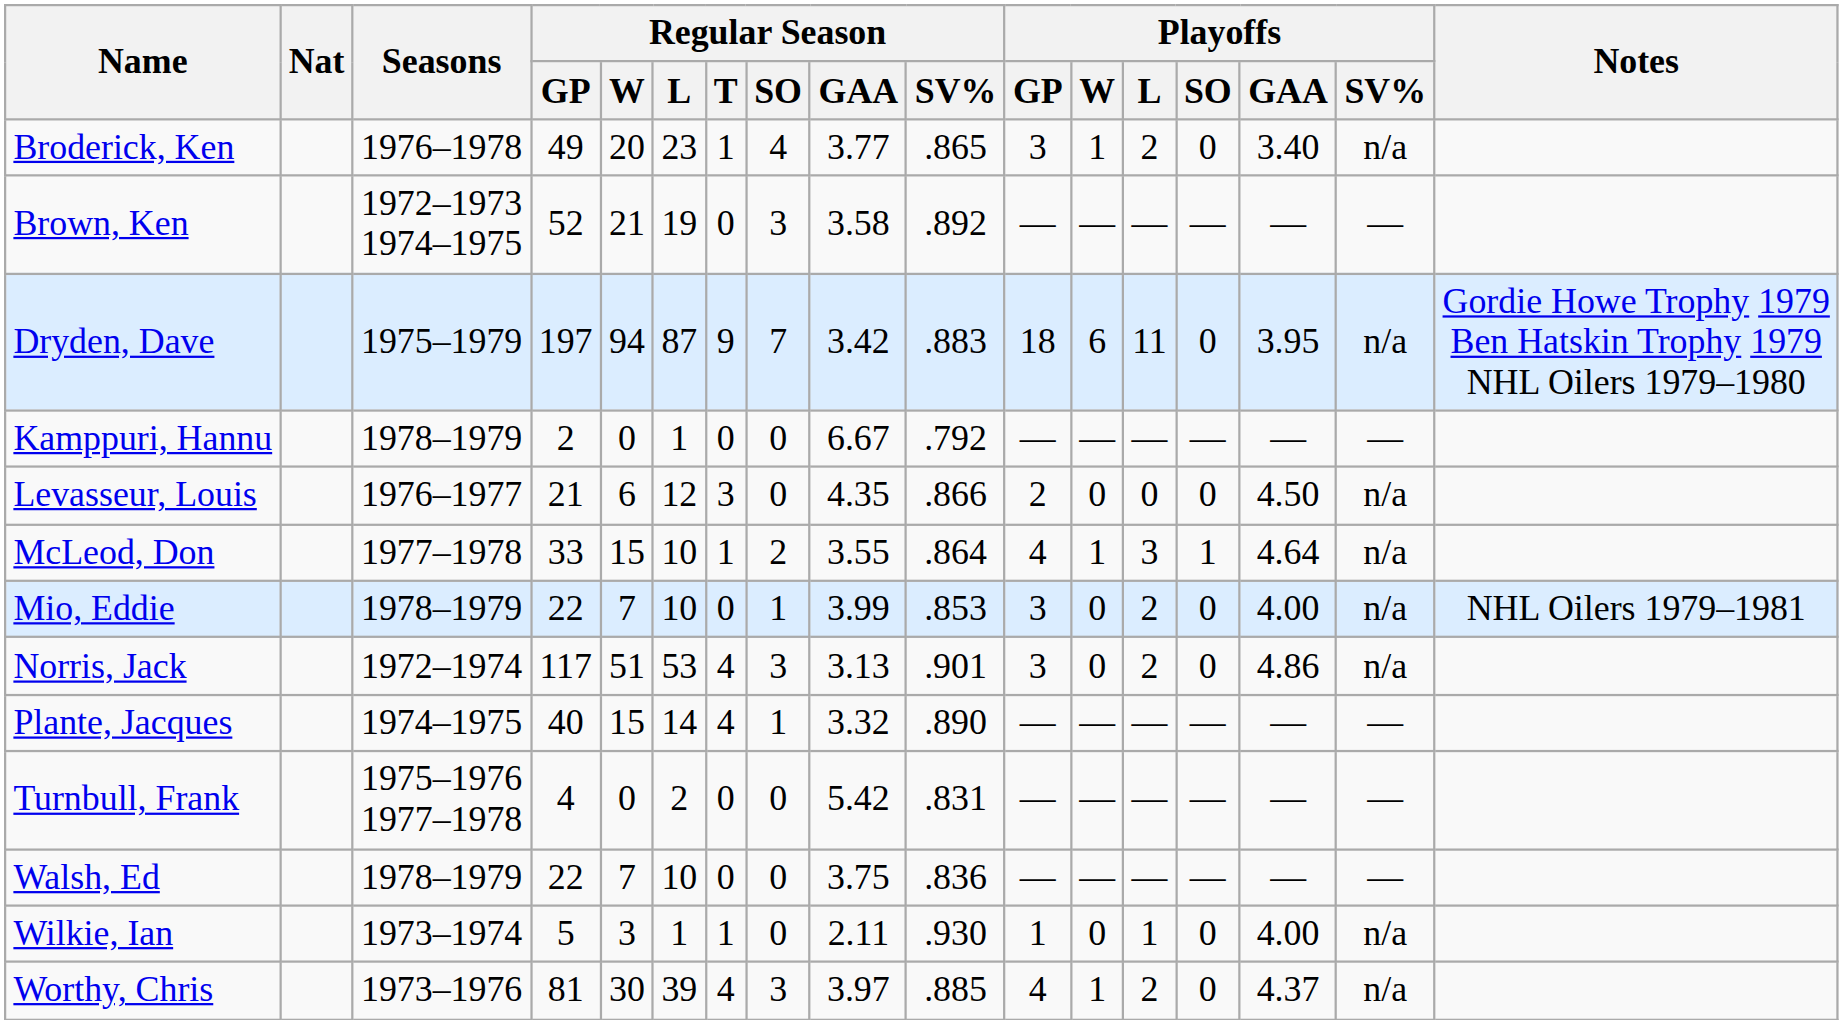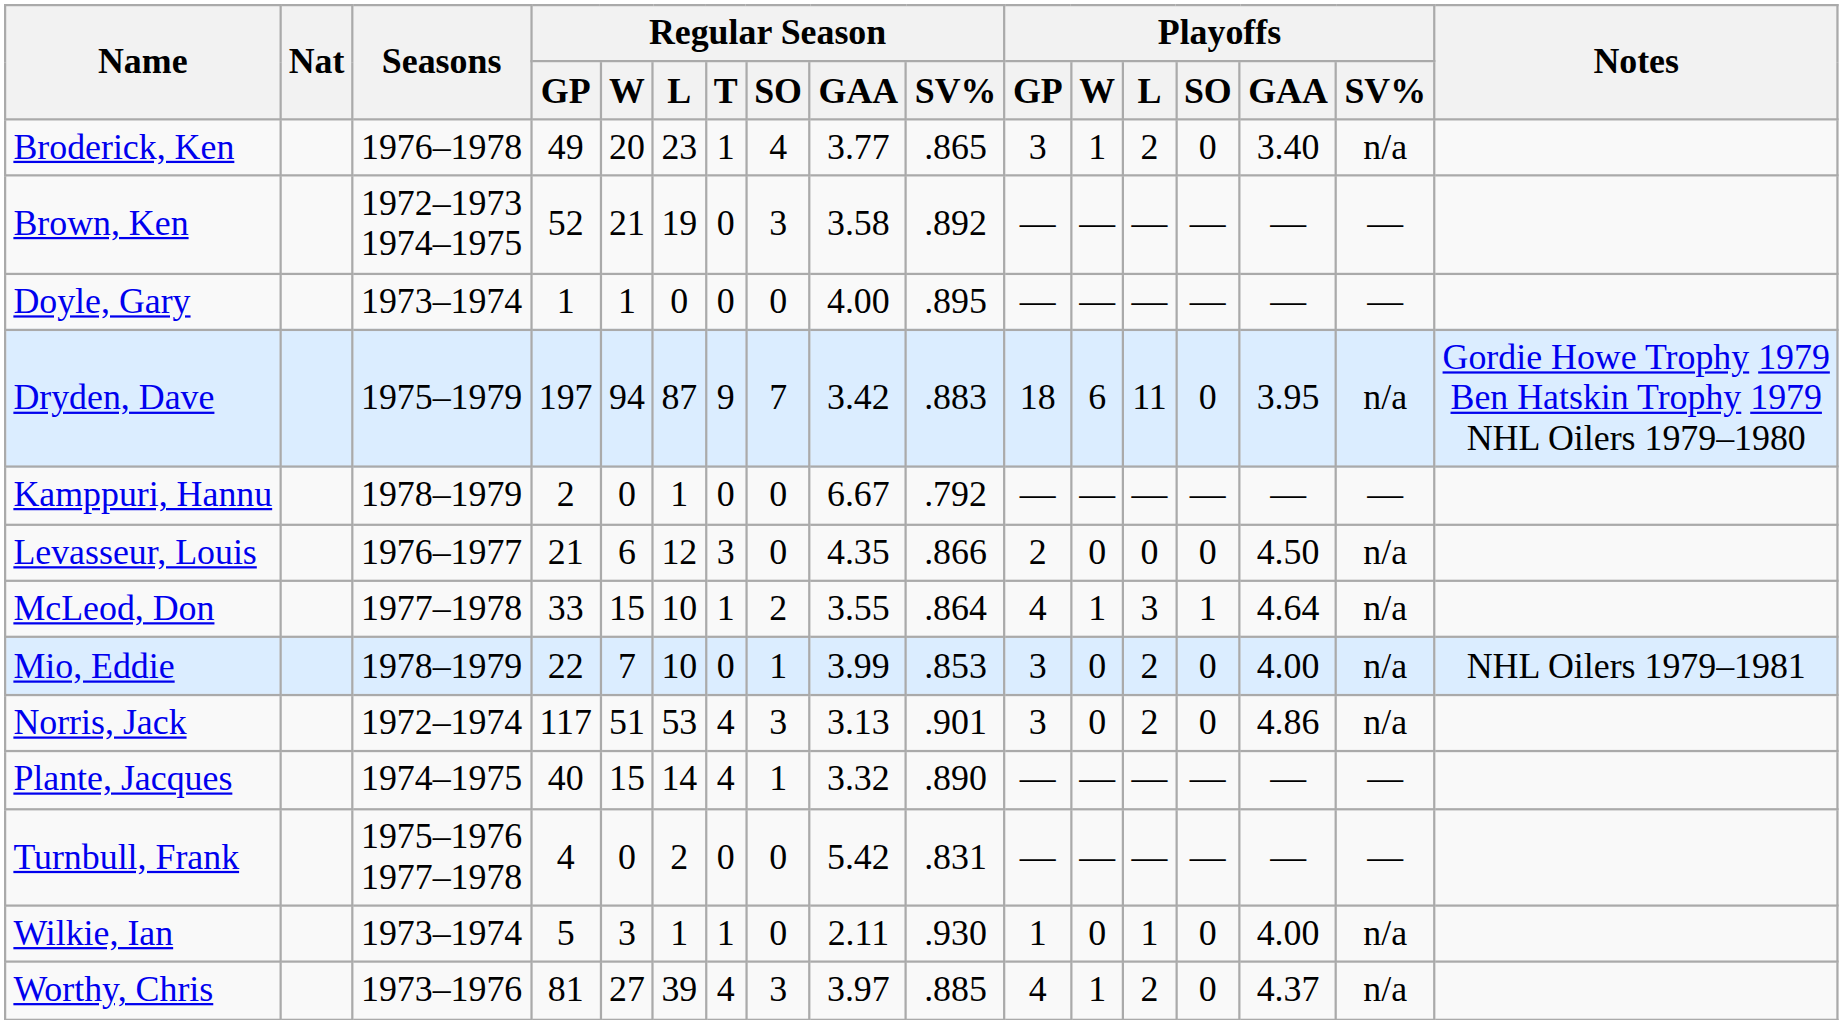+ row: (102, 300)
- row: (87, 876)
(627, 989) 30 -> (627, 989) 27
